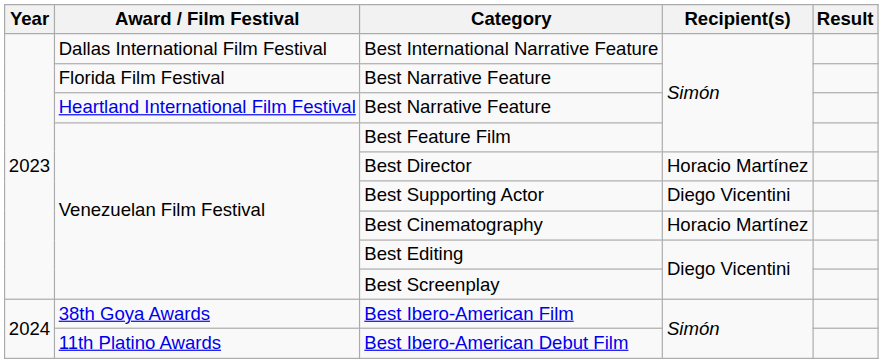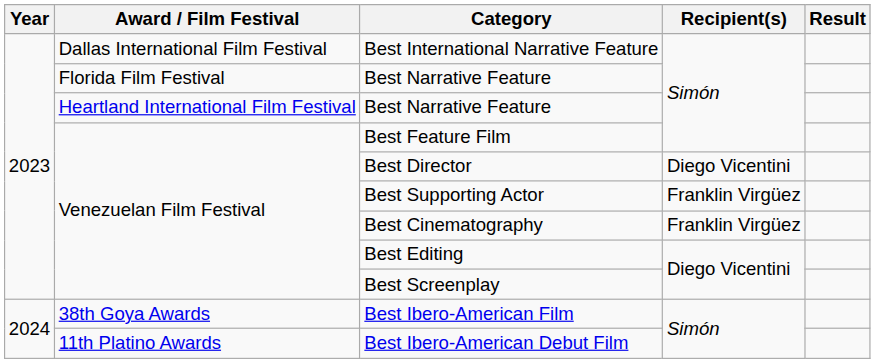(738, 166) Horacio Martínez -> (729, 166) Diego Vicentini
(729, 195) Diego Vicentini -> (734, 195) Franklin Virgüez
(738, 225) Horacio Martínez -> (734, 225) Franklin Virgüez
